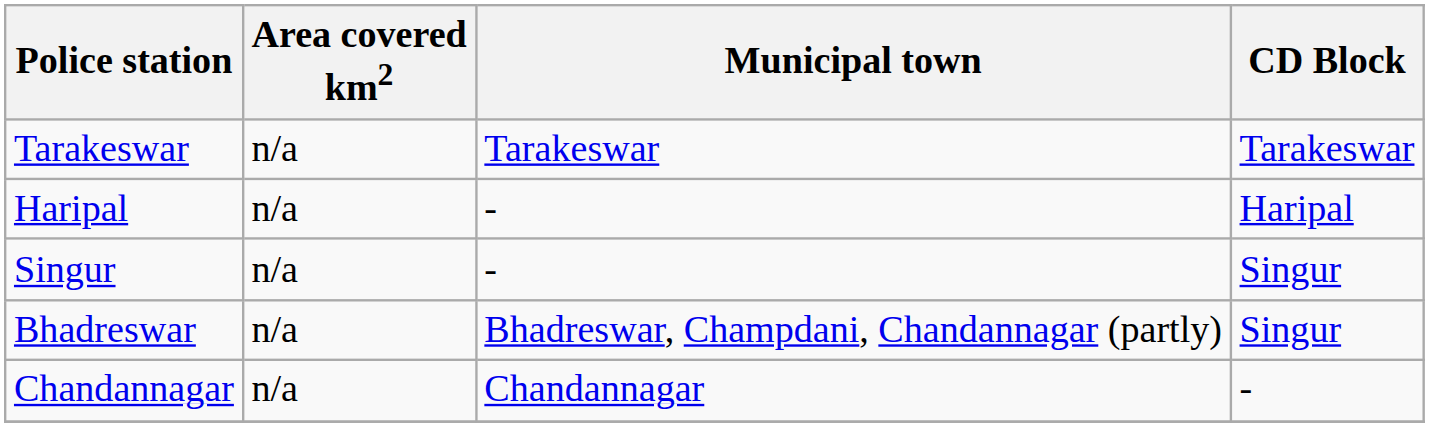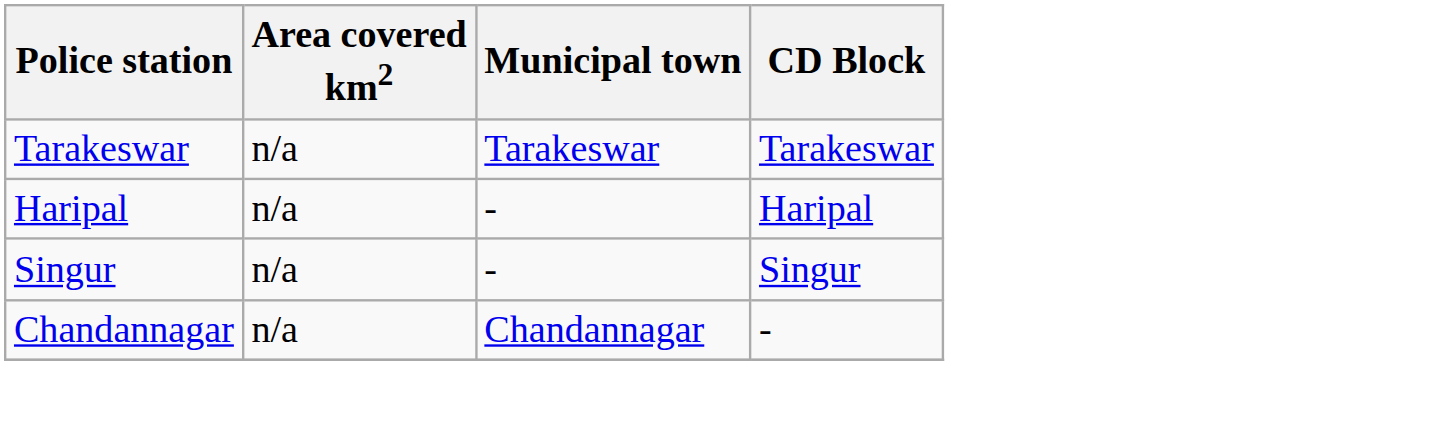- row: (105, 329)
